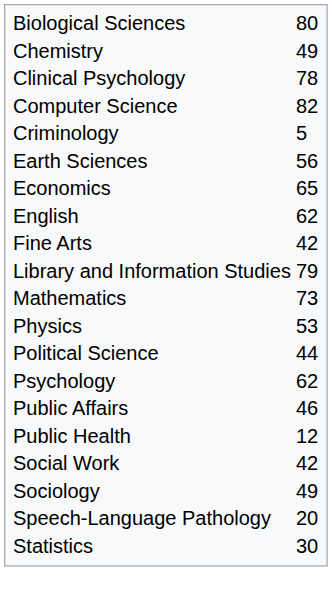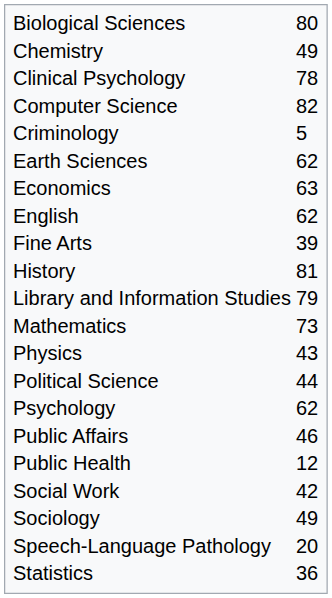(307, 161) 56 -> (307, 161) 62
(307, 189) 65 -> (307, 189) 63
(307, 244) 42 -> (307, 244) 39
+ row: (44, 271)
(307, 326) 53 -> (307, 354) 43
(307, 546) 30 -> (307, 574) 36
